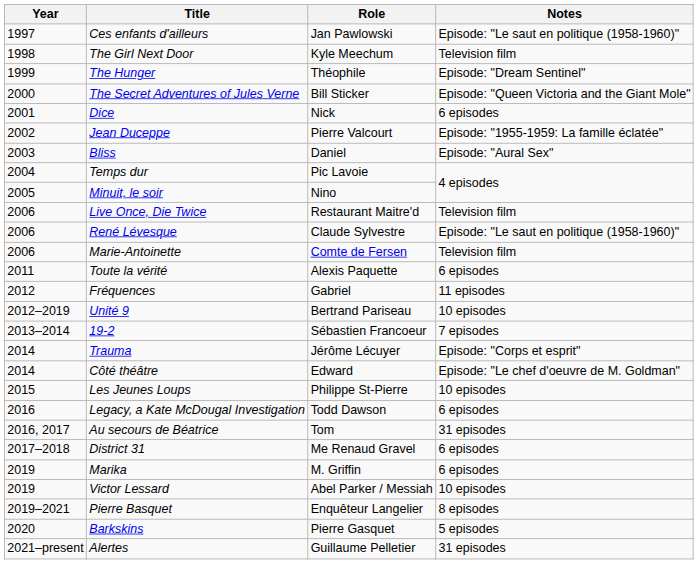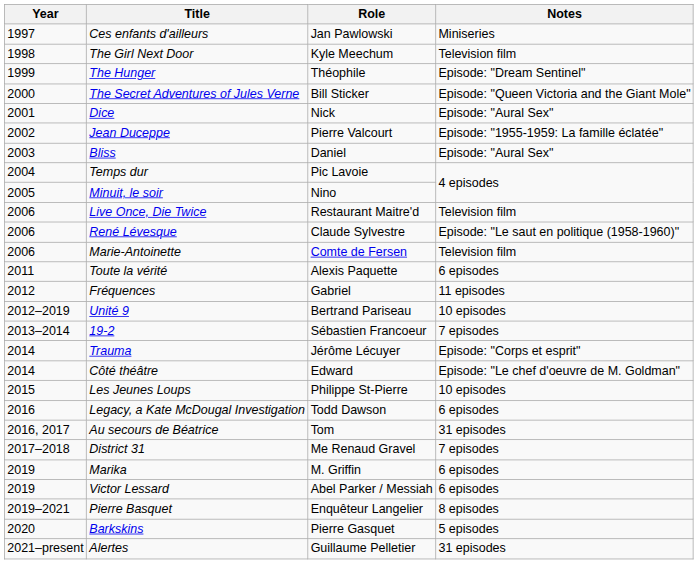(559, 34) Episode: "Le saut en politique (1958-1960)" -> (467, 34) Miniseries
(469, 113) 6 episodes -> (496, 113) Episode: "Aural Sex"
(469, 449) 6 episodes -> (469, 449) 7 episodes
(472, 489) 10 episodes -> (469, 489) 6 episodes
